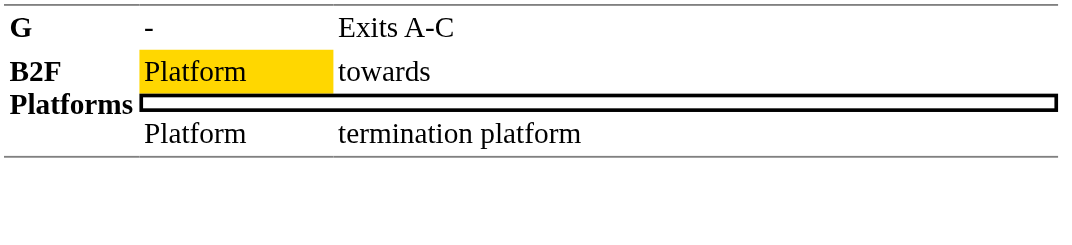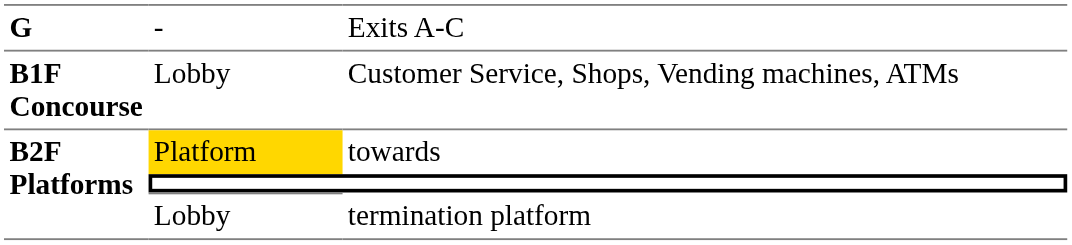+ row: (653, 73)
(195, 133) Platform -> (192, 215) Lobby
